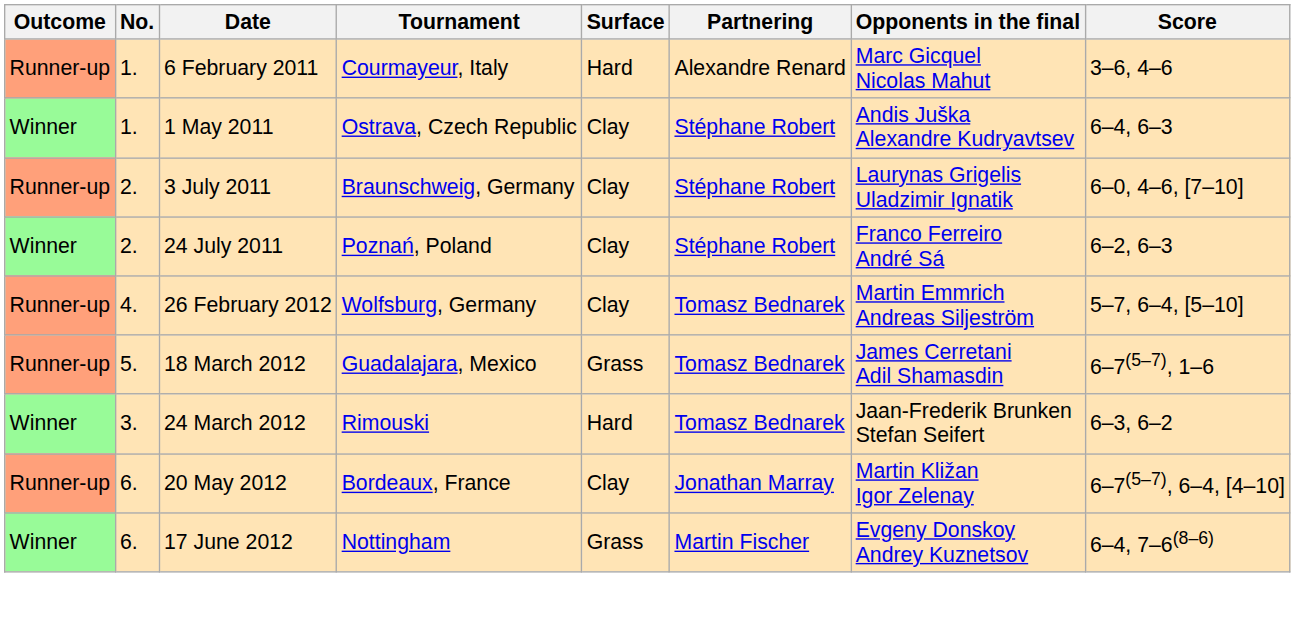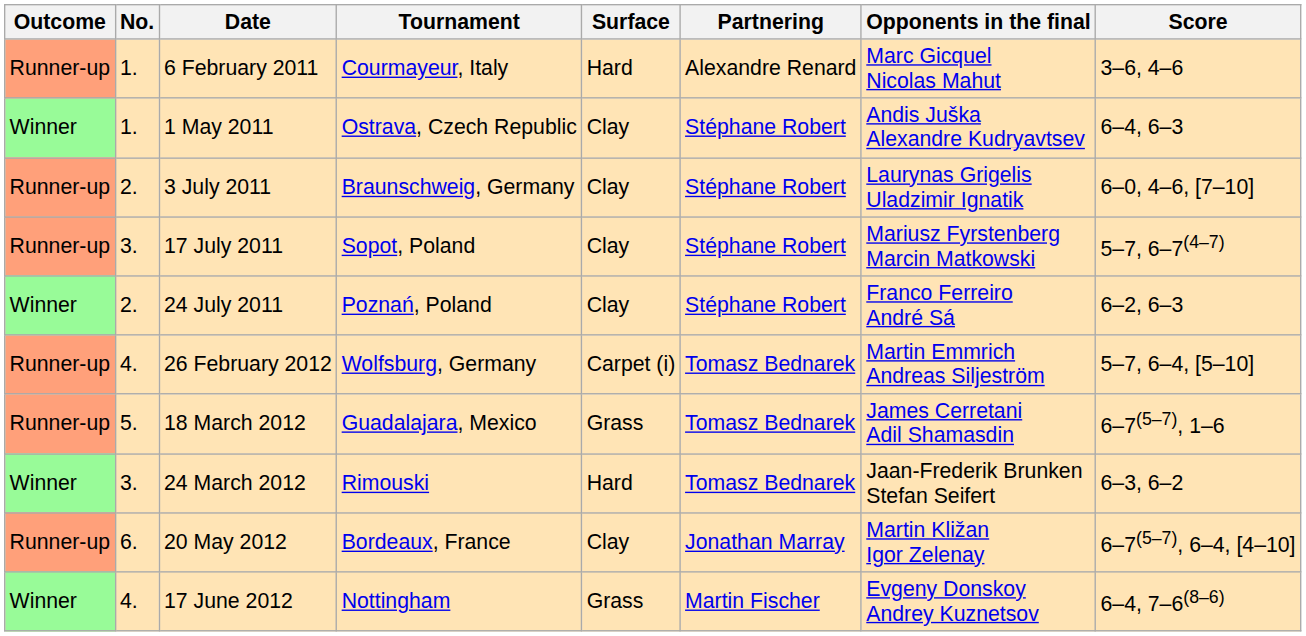+ row: (223, 245)
(608, 304) Clay -> (631, 363) Carpet (i)
(129, 541) 6. -> (129, 600) 4.
